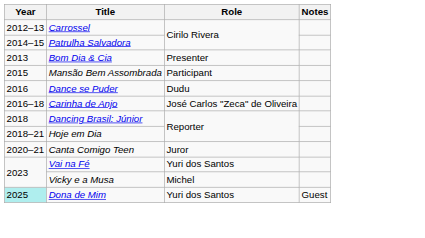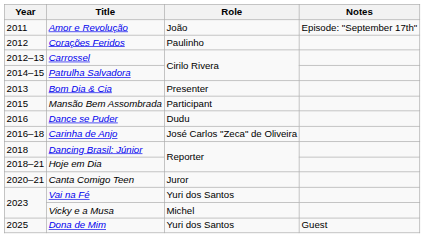+ row: (88, 28)
+ row: (87, 43)
(17, 195) paleturquoise background -> (17, 226) no background
